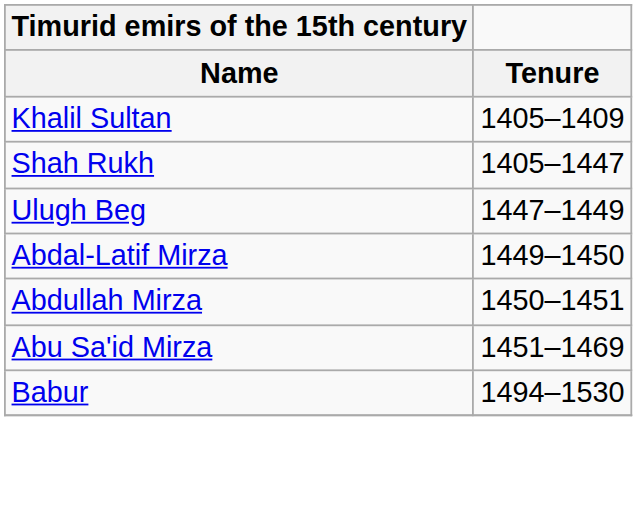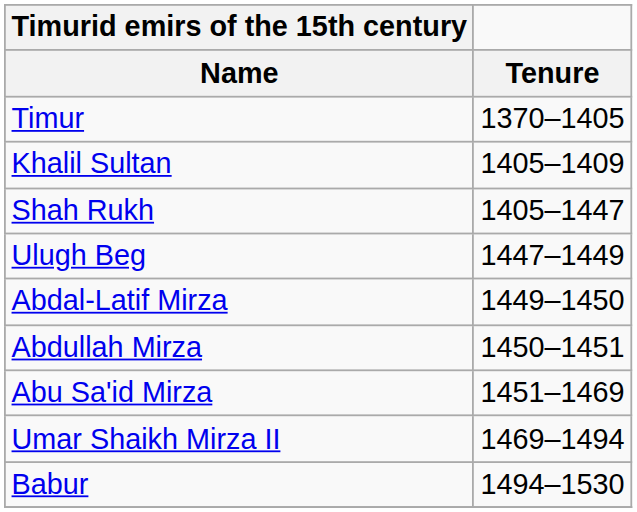+ row: (48, 118)
+ row: (146, 438)
